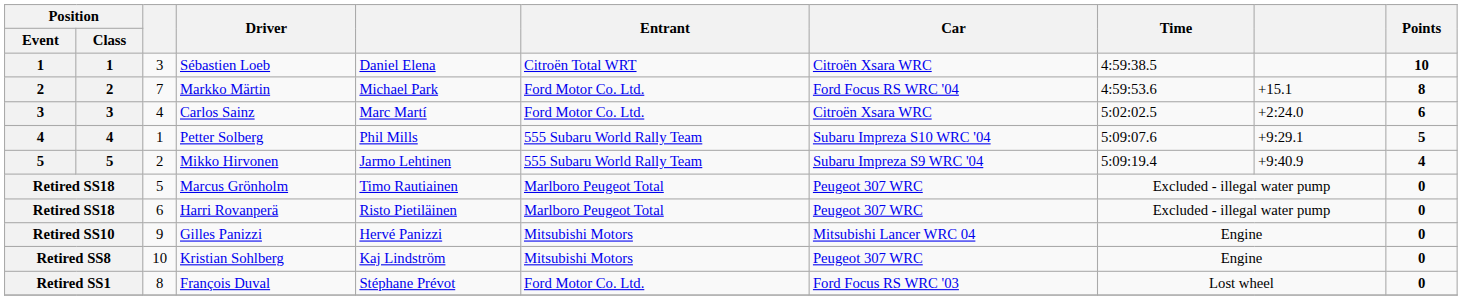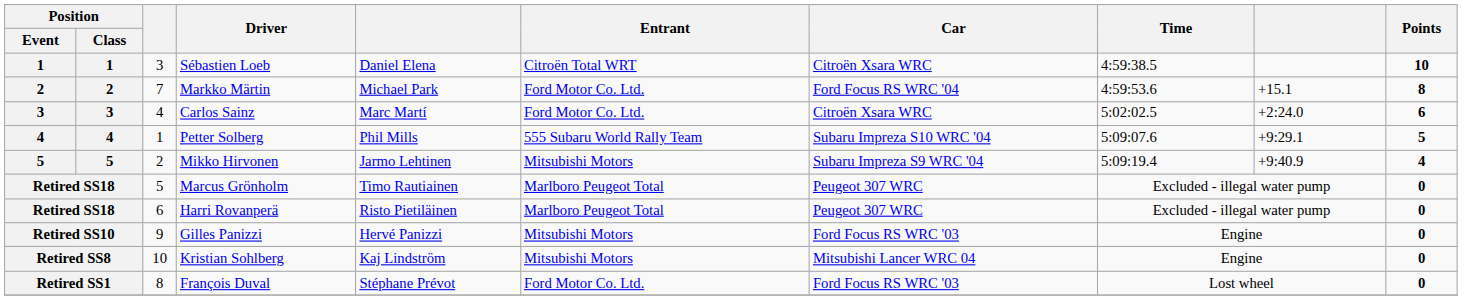(613, 161) 555 Subaru World Rally Team -> (578, 161) Mitsubishi Motors
(894, 234) Mitsubishi Lancer WRC 04 -> (886, 234) Ford Focus RS WRC '03
(868, 258) Peugeot 307 WRC -> (894, 258) Mitsubishi Lancer WRC 04
